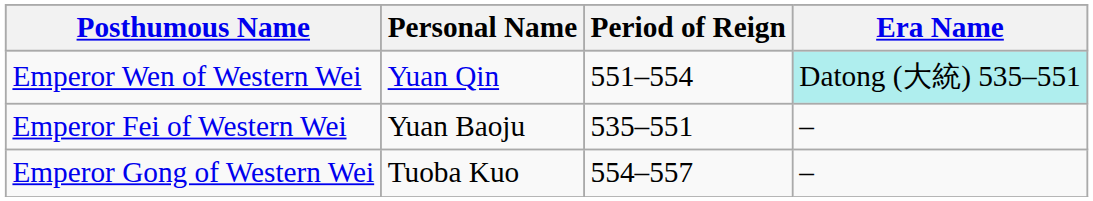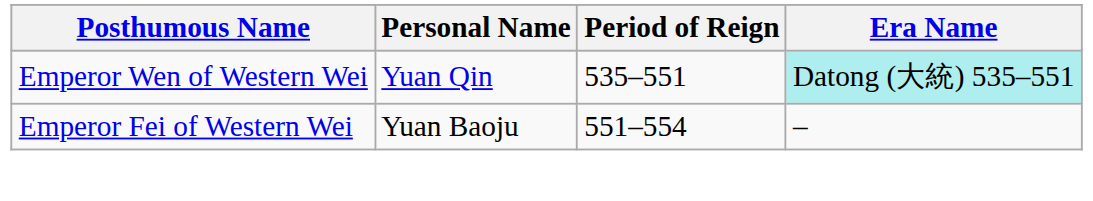(642, 76) 551–554 -> (636, 76) 535–551
(642, 126) 535–551 -> (636, 126) 551–554
- row: (193, 172)
